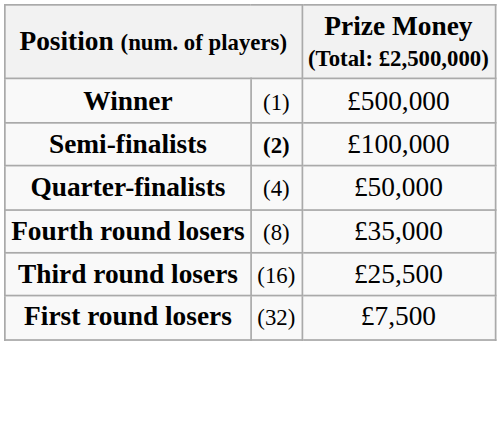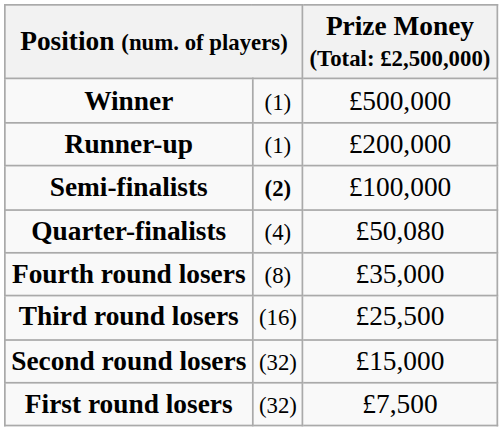+ row: (129, 143)
(398, 187) £50,000 -> (400, 230) £50,080
+ row: (129, 360)
